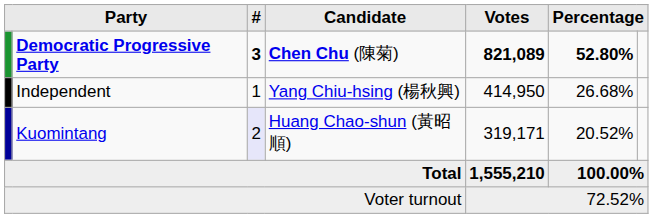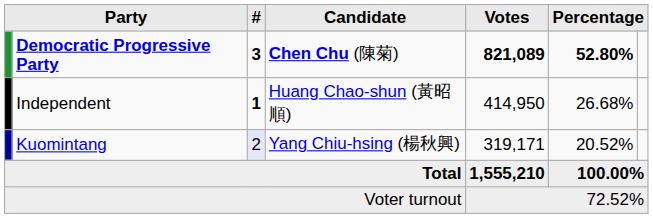(256, 92) normal -> (256, 103) bold
(364, 91) Yang Chiu-hsing (楊秋興) -> (360, 103) Huang Chao-shun (黃昭順)
(360, 133) Huang Chao-shun (黃昭順) -> (364, 144) Yang Chiu-hsing (楊秋興)
